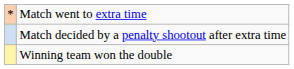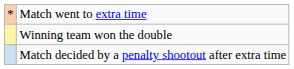rows swapped: (153, 34) <-> (96, 54)
